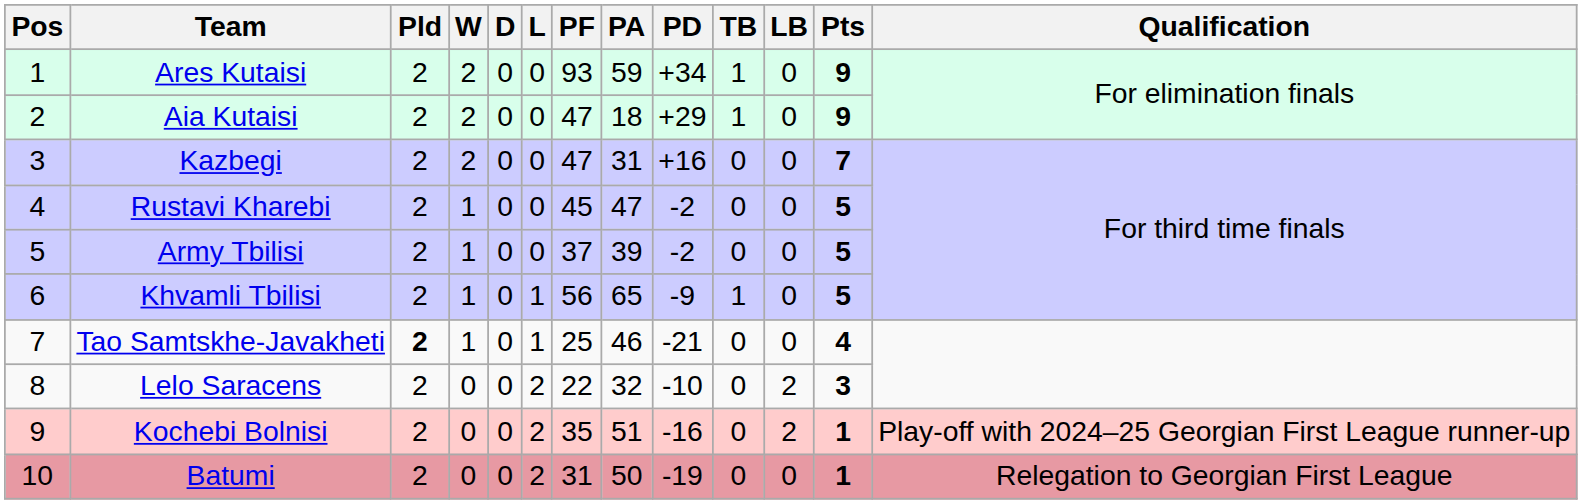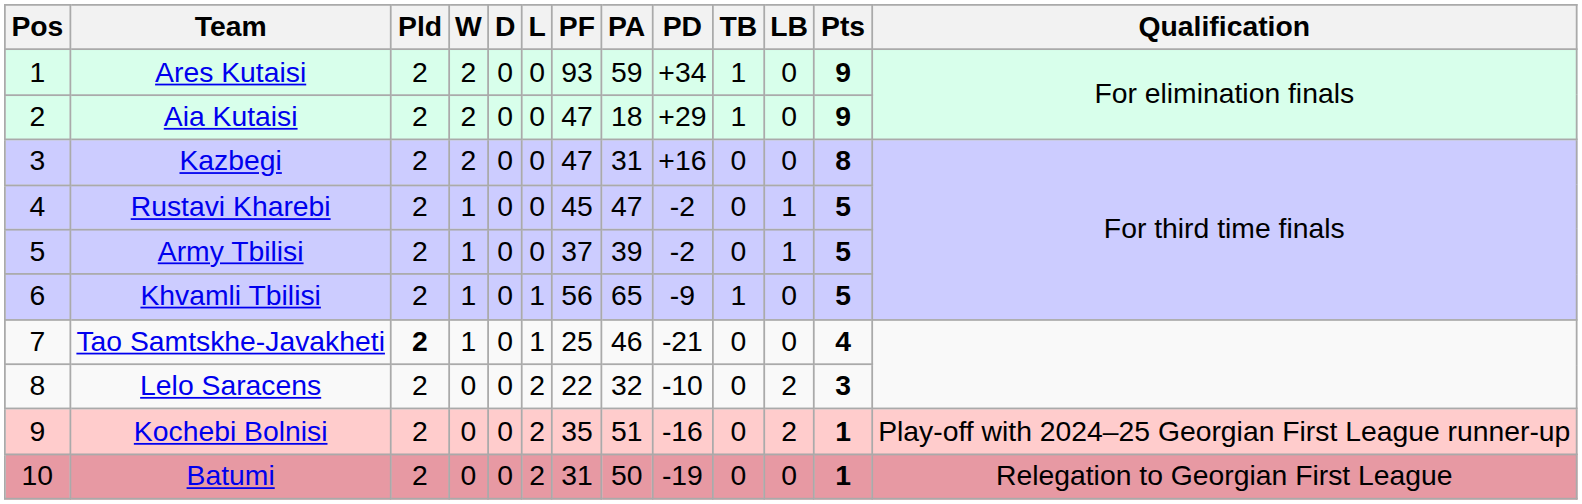(843, 161) 7 -> (843, 161) 8
(789, 206) 0 -> (789, 206) 1
(789, 251) 0 -> (789, 251) 1
